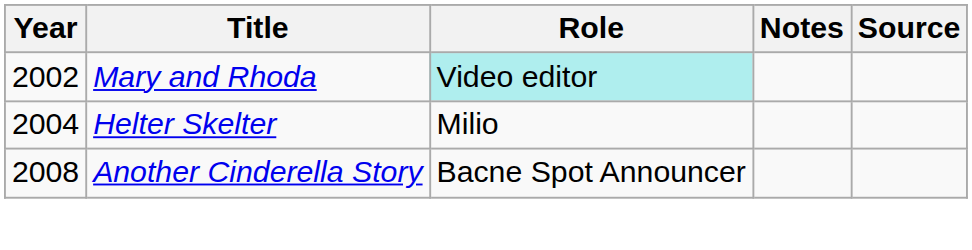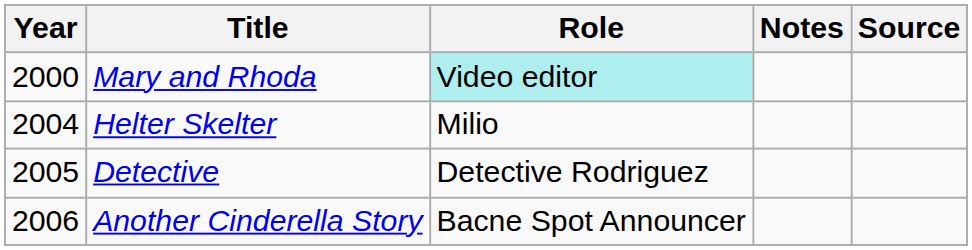(46, 76) 2002 -> (46, 76) 2000
+ row: (156, 172)
(46, 172) 2008 -> (46, 220) 2006
